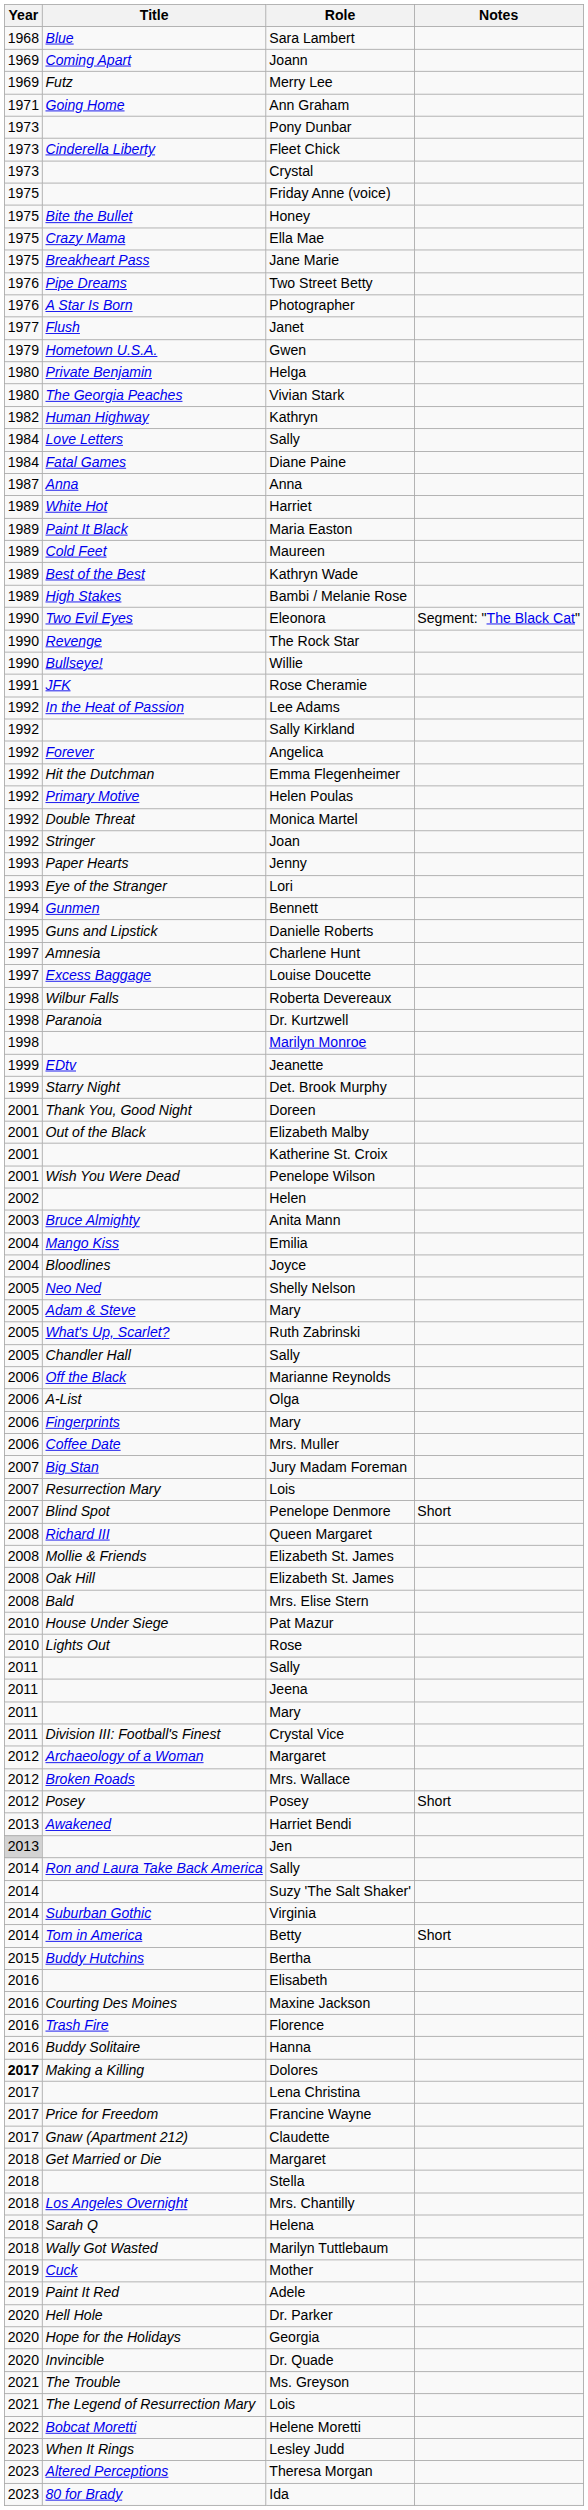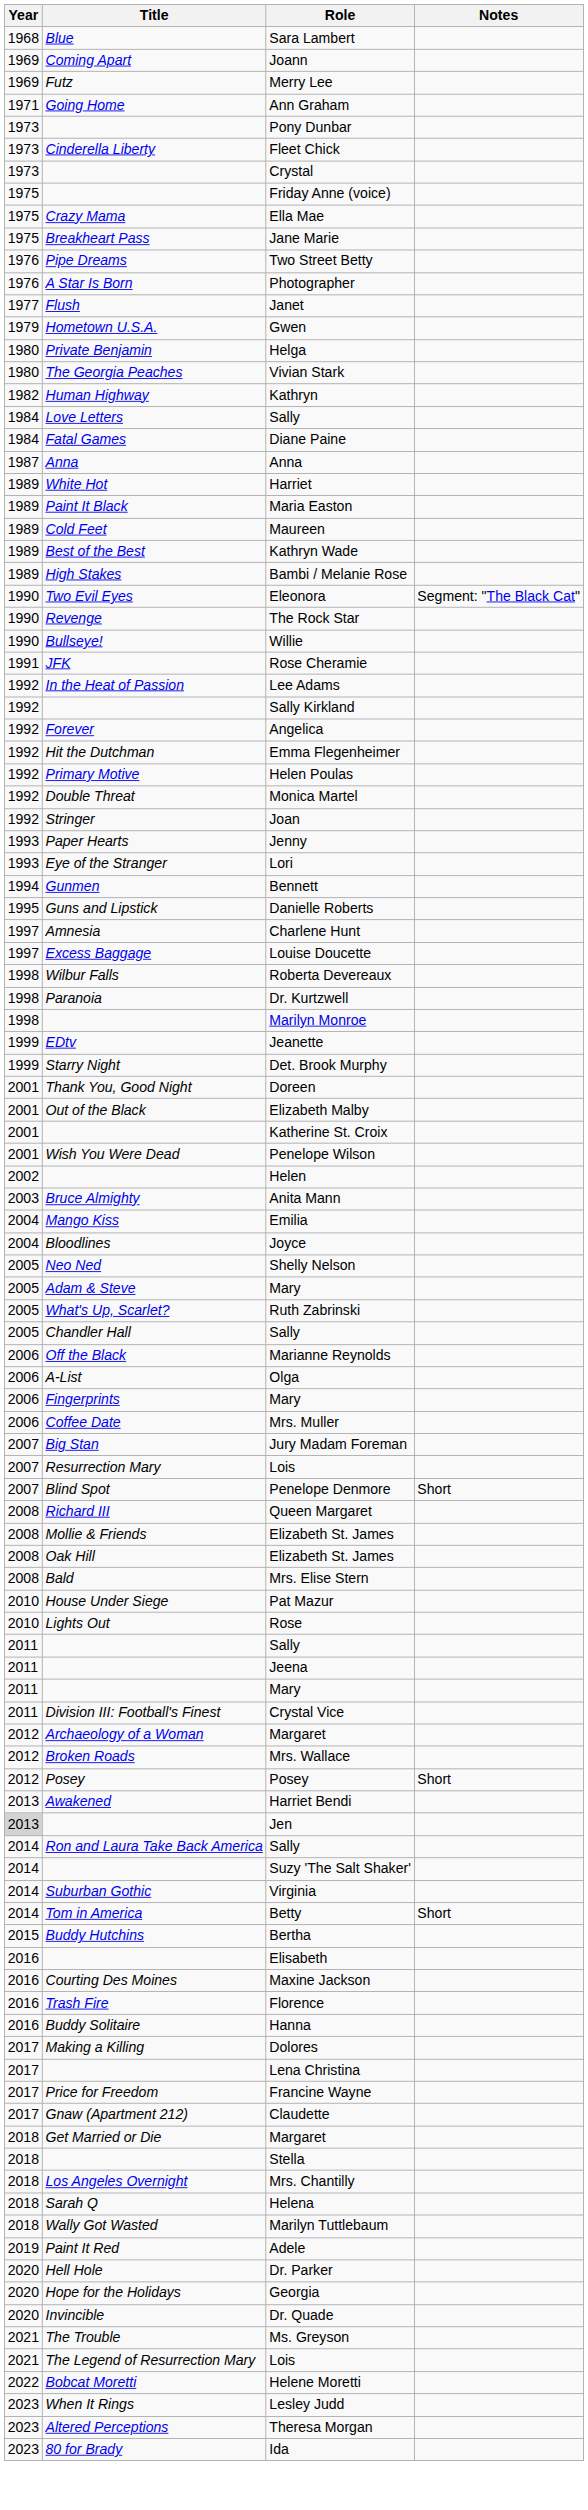- row: (89, 216)
(23, 2070) bold -> (23, 2047) normal
- row: (62, 2270)
